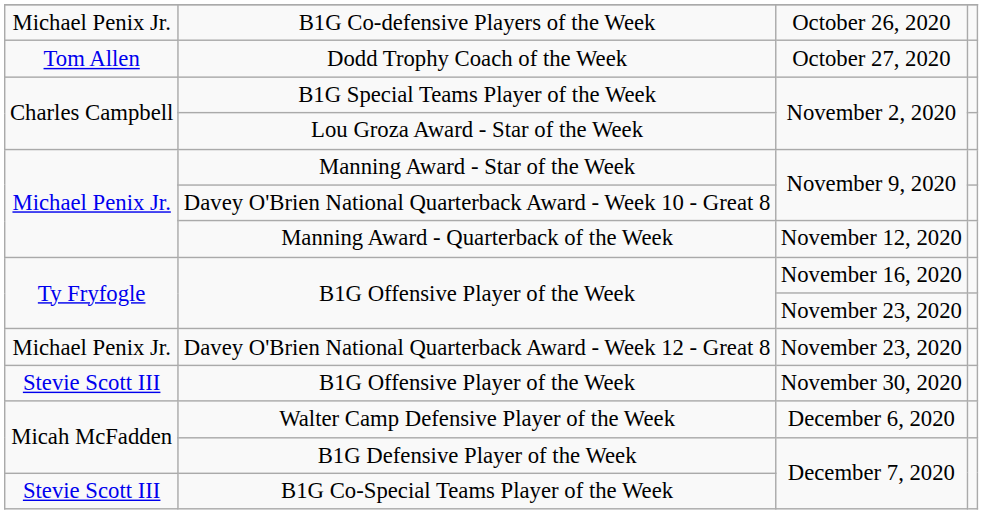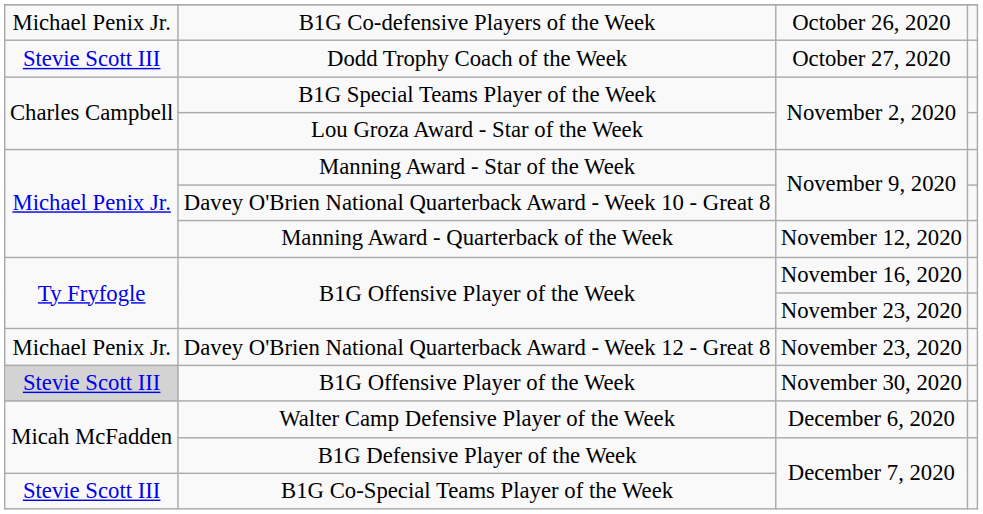(92, 58) Tom Allen -> (92, 58) Stevie Scott III
(92, 382) no background -> (92, 382) lightgrey background
